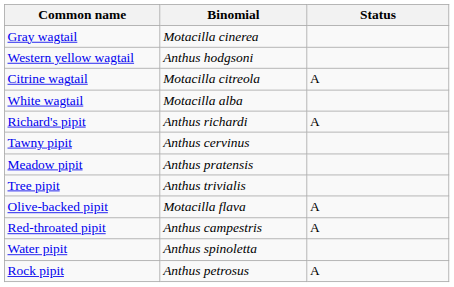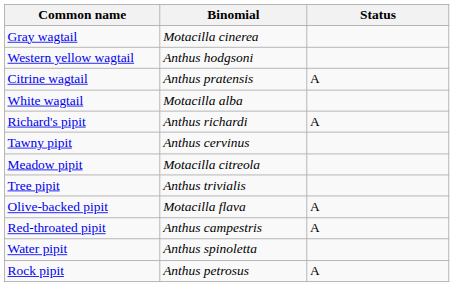(212, 79) Motacilla citreola -> (208, 79) Anthus pratensis
(208, 164) Anthus pratensis -> (212, 164) Motacilla citreola
